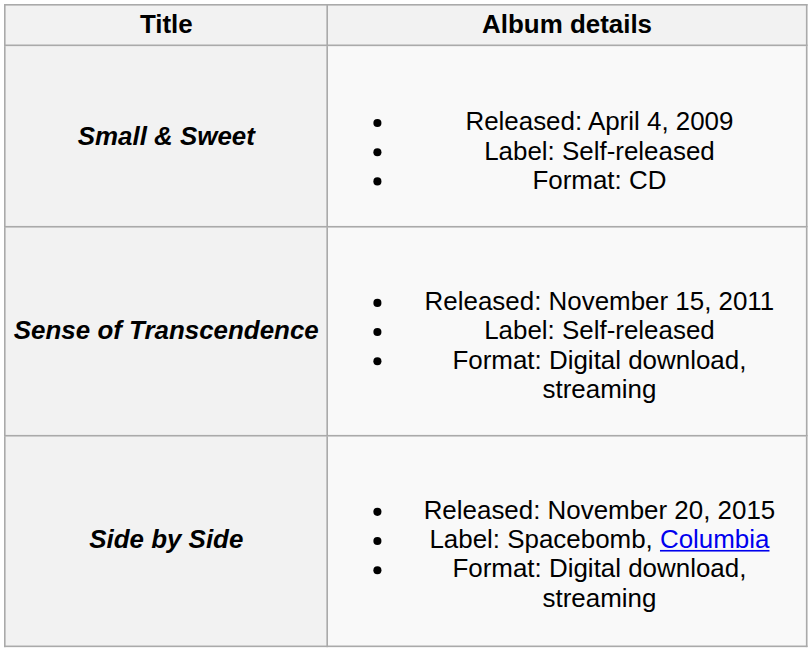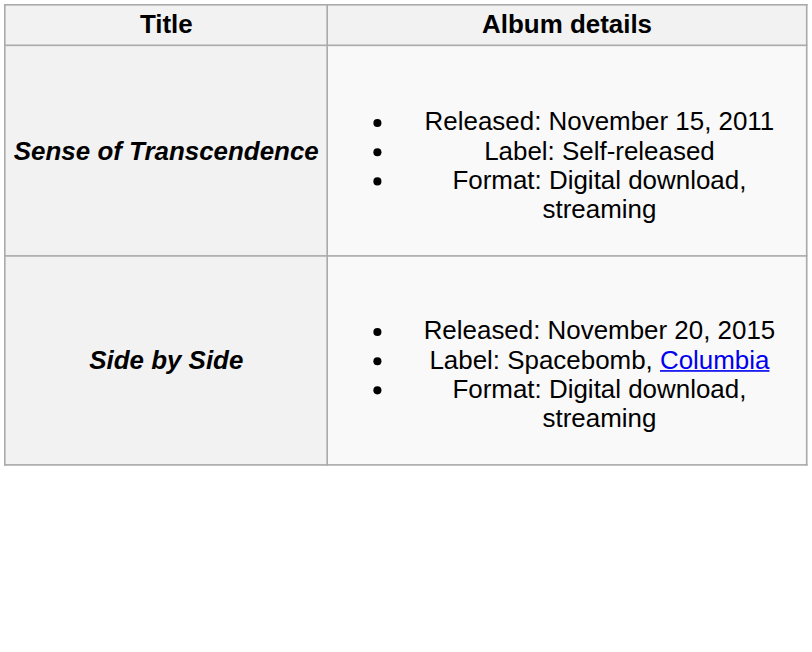- row: (166, 135)
